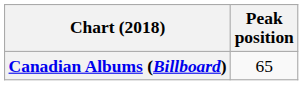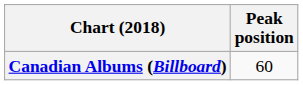(264, 65) 65 -> (264, 65) 60
